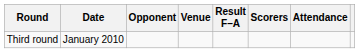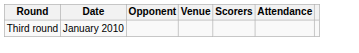- column: (231, 18)
